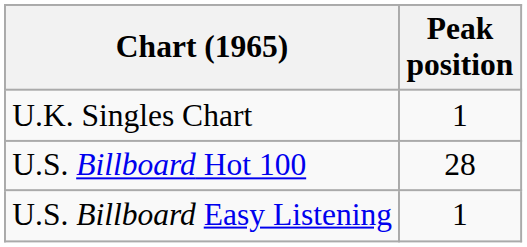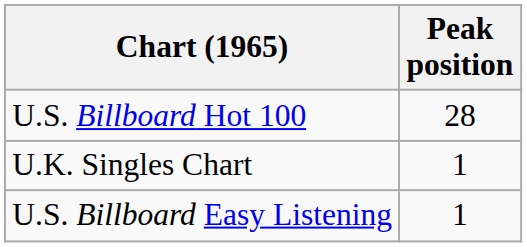rows swapped: (132, 114) <-> (159, 164)
